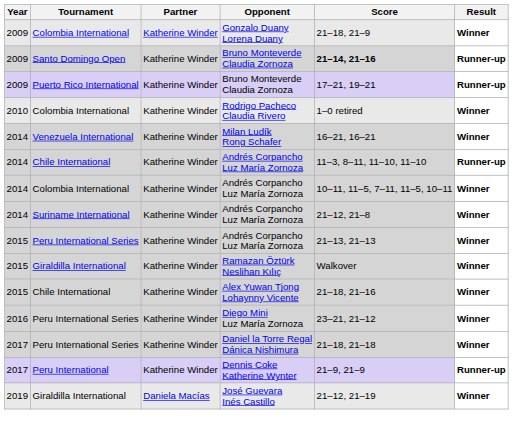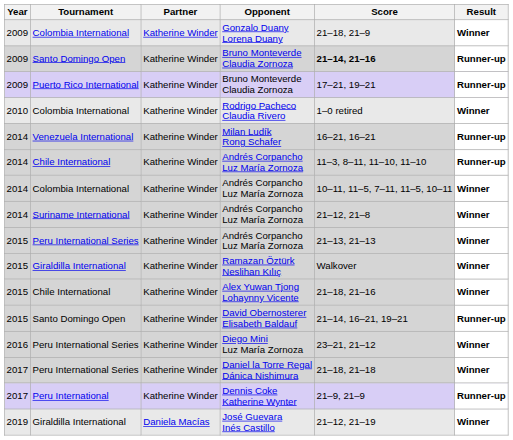(473, 137) Winner -> (481, 137) Runner-up
+ row: (79, 319)
